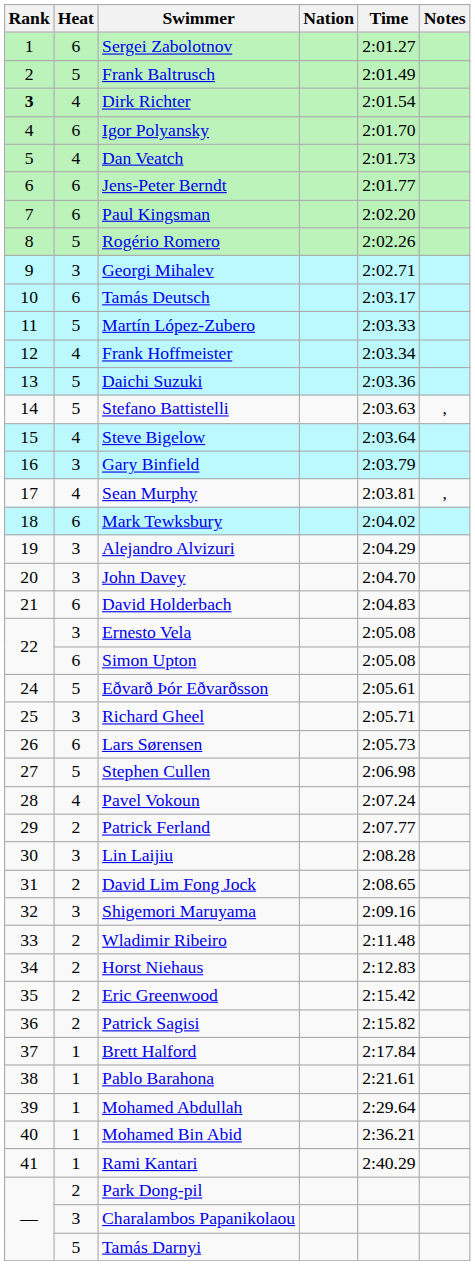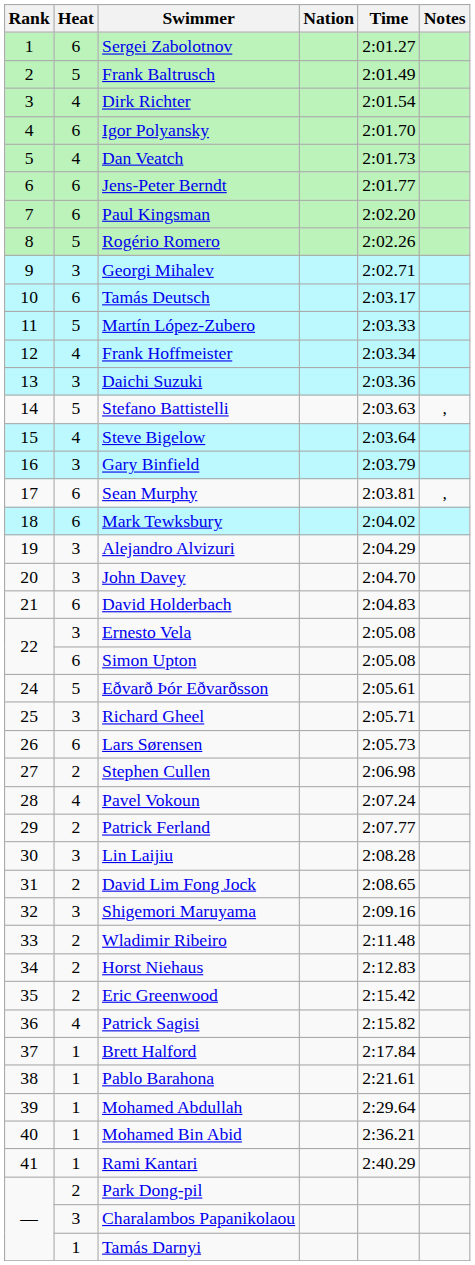(29, 102) bold -> (29, 102) normal
(76, 381) 5 -> (76, 381) 3
(76, 492) 4 -> (76, 492) 6
(76, 772) 5 -> (76, 772) 2
(76, 1023) 2 -> (76, 1023) 4
(76, 1246) 5 -> (76, 1246) 1
